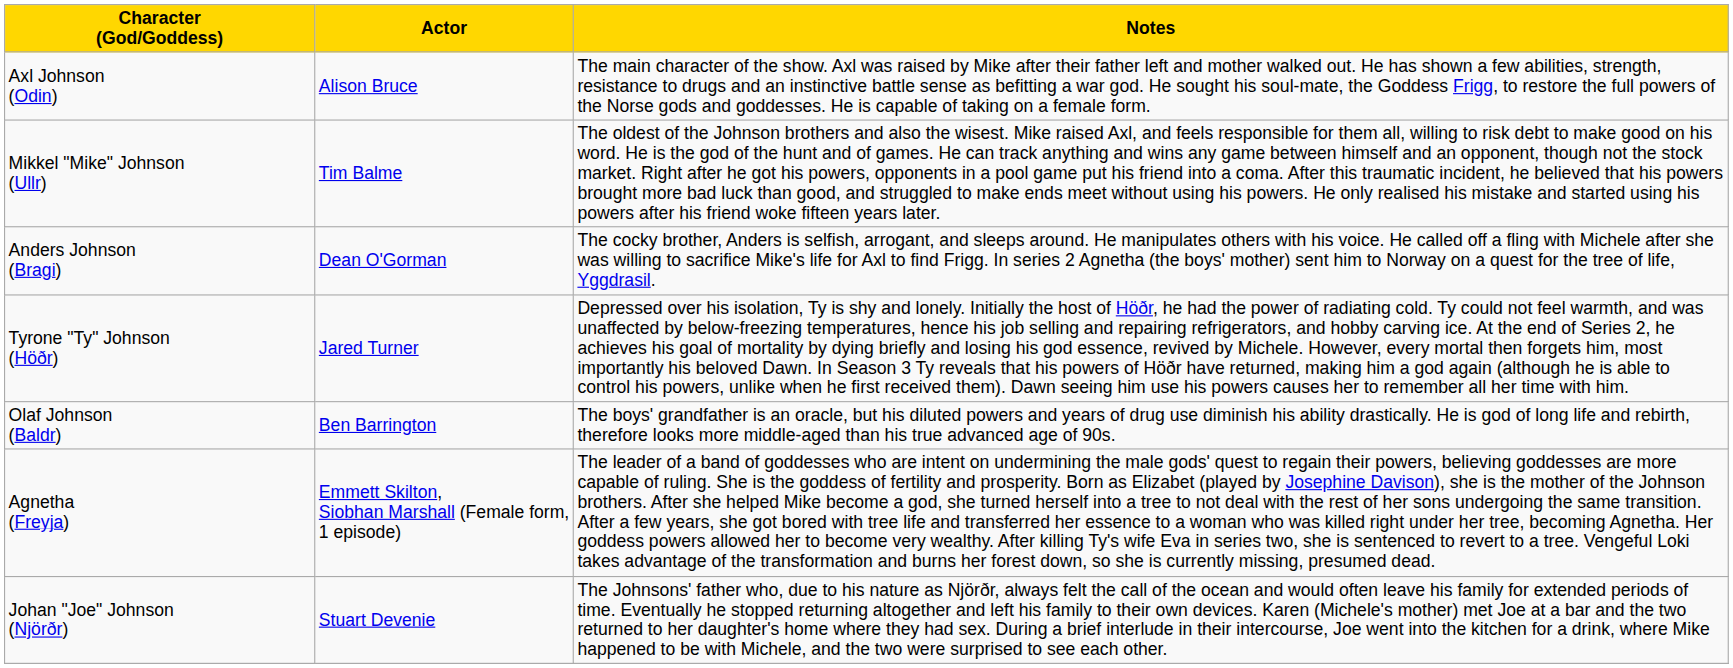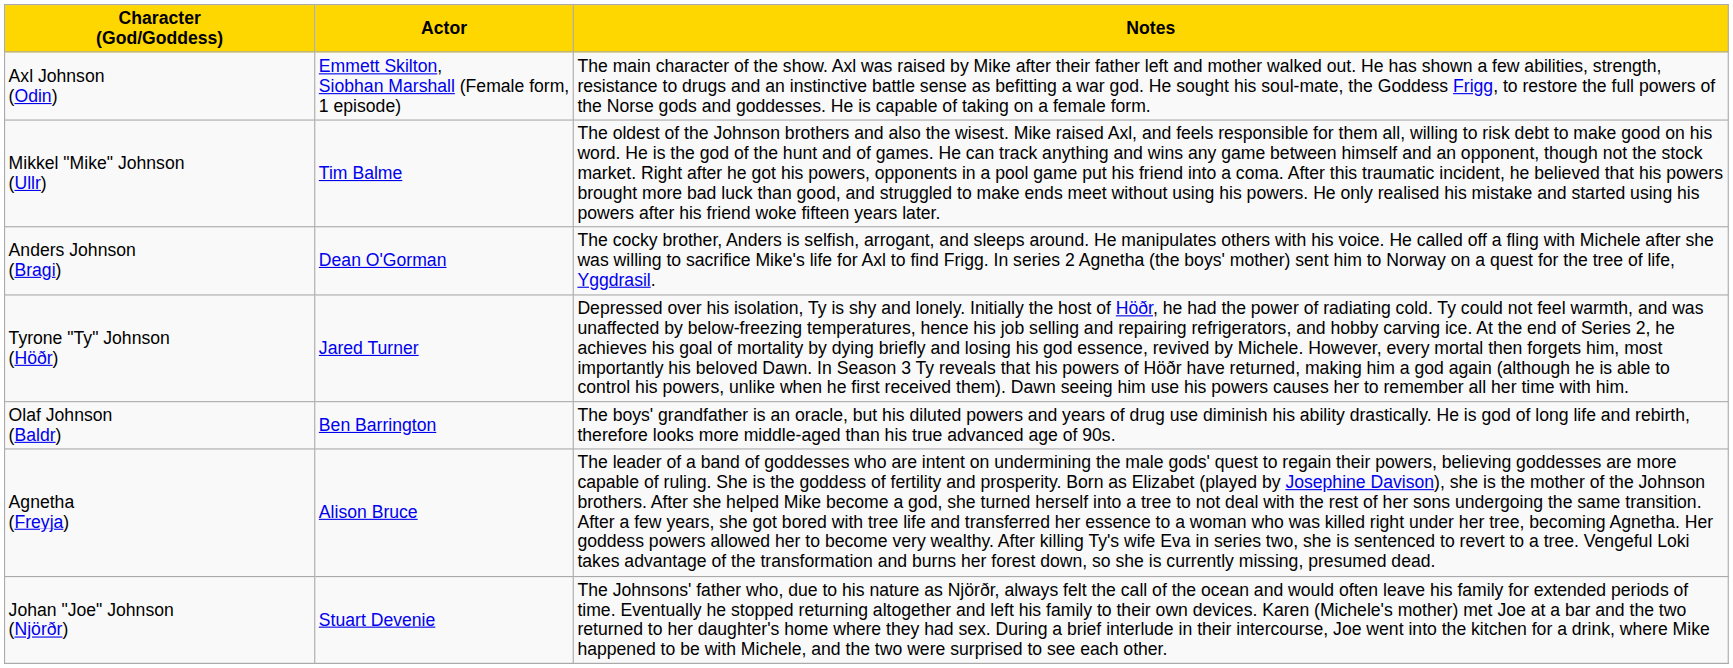(368, 85) Alison Bruce -> (444, 85) Emmett Skilton, Siobhan Marshall (Female form, 1 episode)
(444, 512) Emmett Skilton, Siobhan Marshall (Female form, 1 episode) -> (368, 512) Alison Bruce
